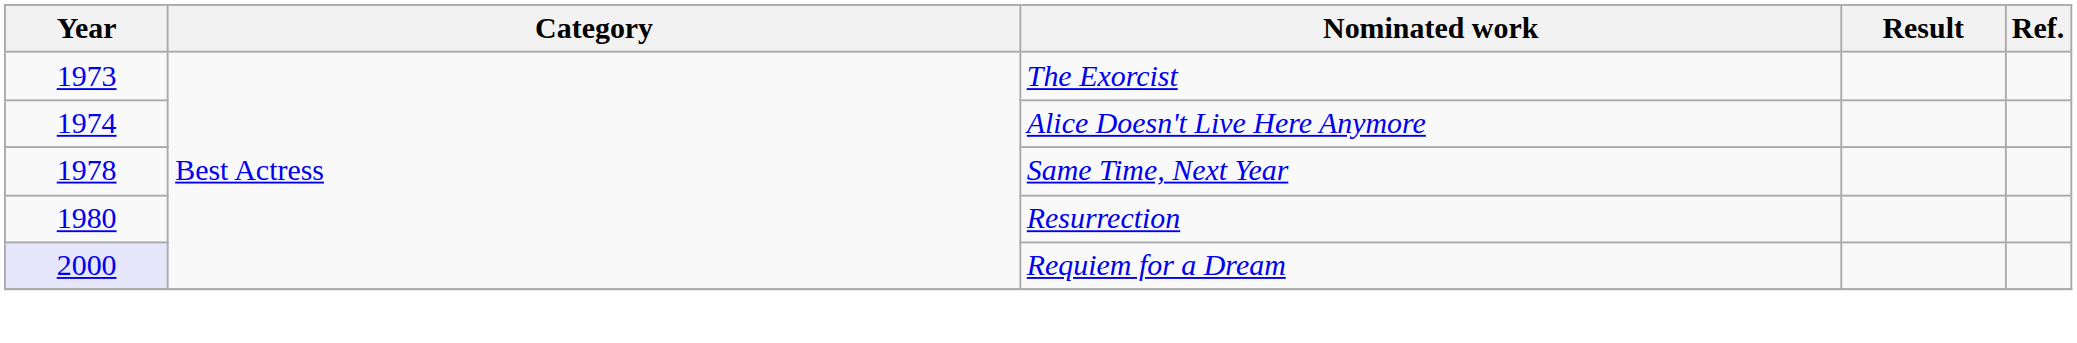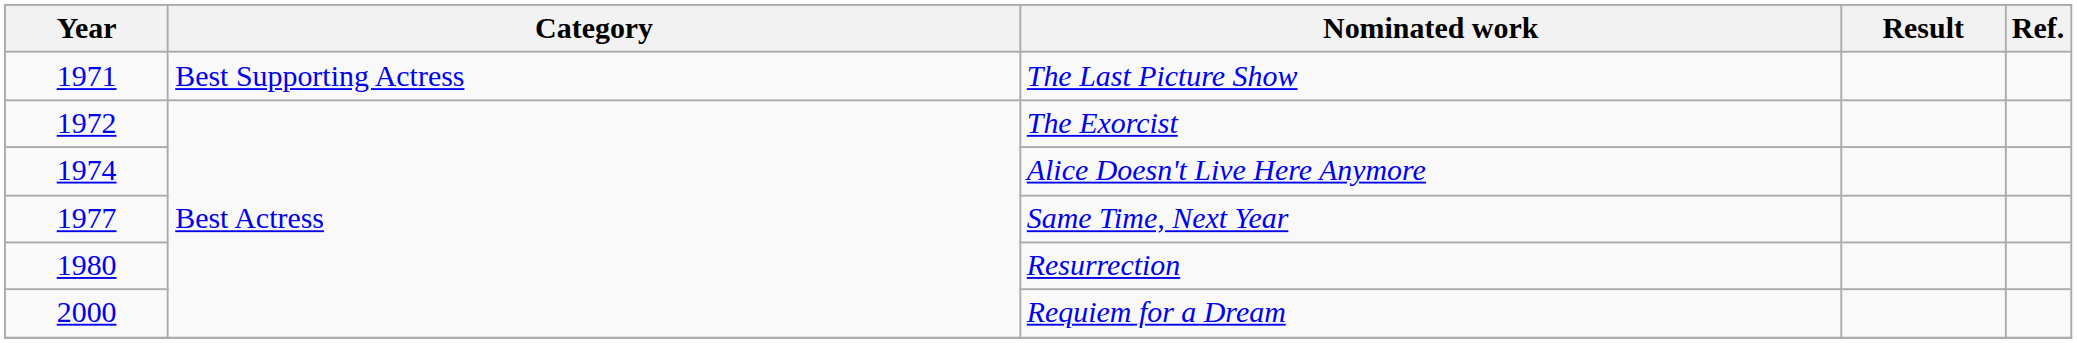+ row: (1162, 75)
(87, 75) 1973 -> (87, 123) 1972
(87, 170) 1978 -> (87, 218) 1977
(87, 265) lavender background -> (87, 312) no background
